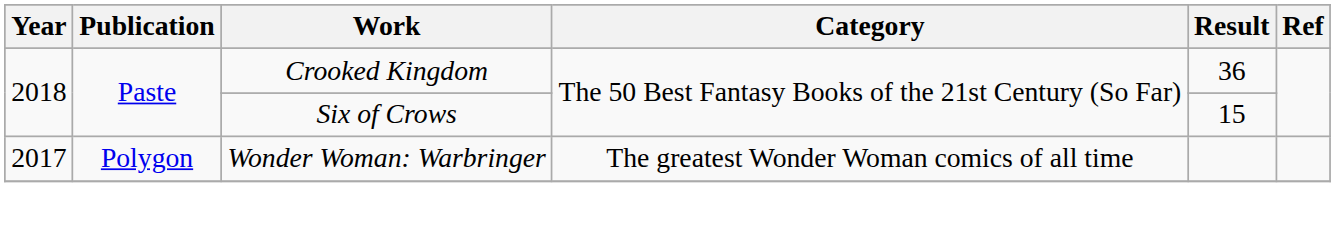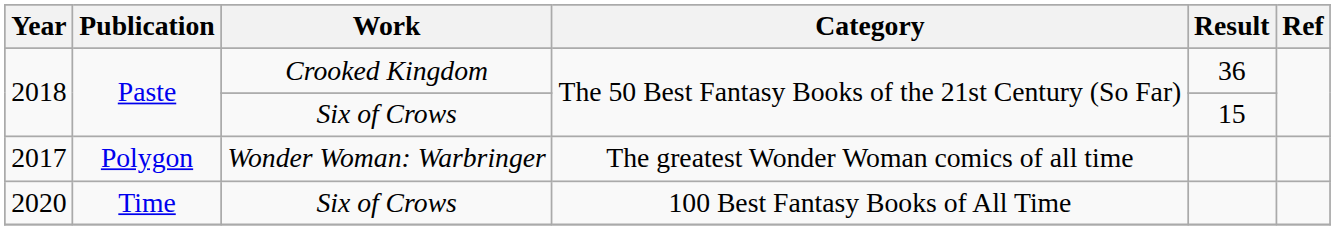+ row: (147, 202)
